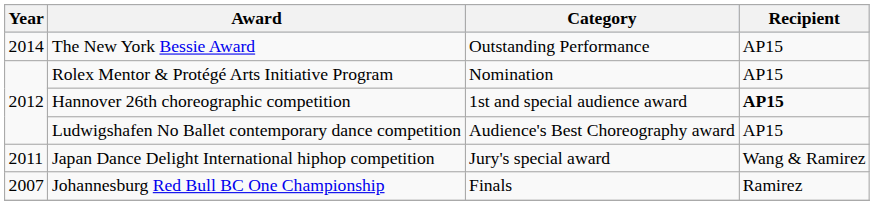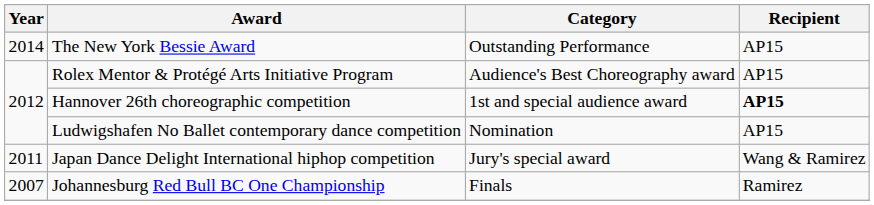(511, 74) Nomination -> (602, 74) Audience's Best Choreography award
(602, 130) Audience's Best Choreography award -> (511, 130) Nomination
